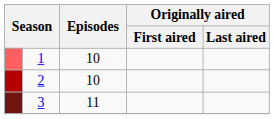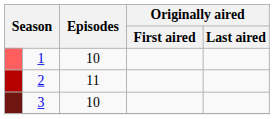(93, 80) 10 -> (93, 80) 11
(93, 102) 11 -> (93, 102) 10
